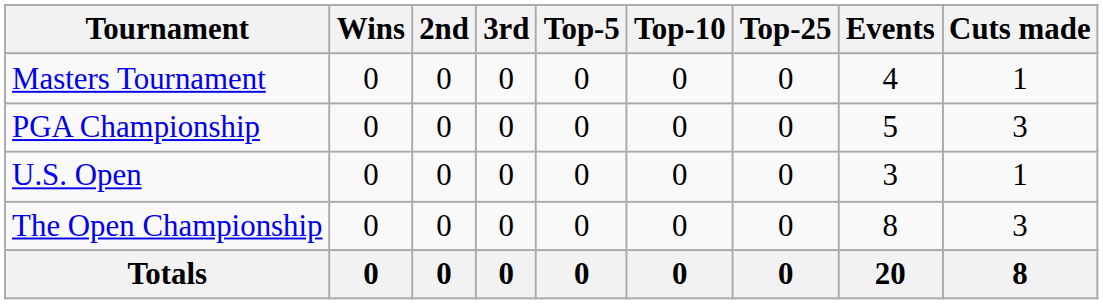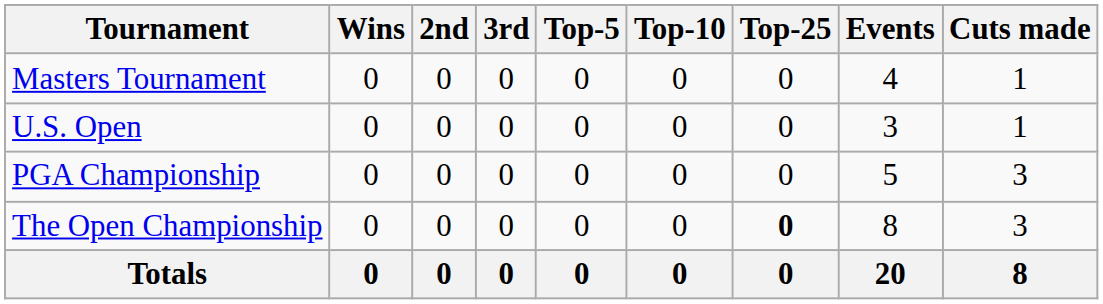rows swapped: (136, 126) <-> (77, 175)
(786, 224) normal -> (786, 224) bold
